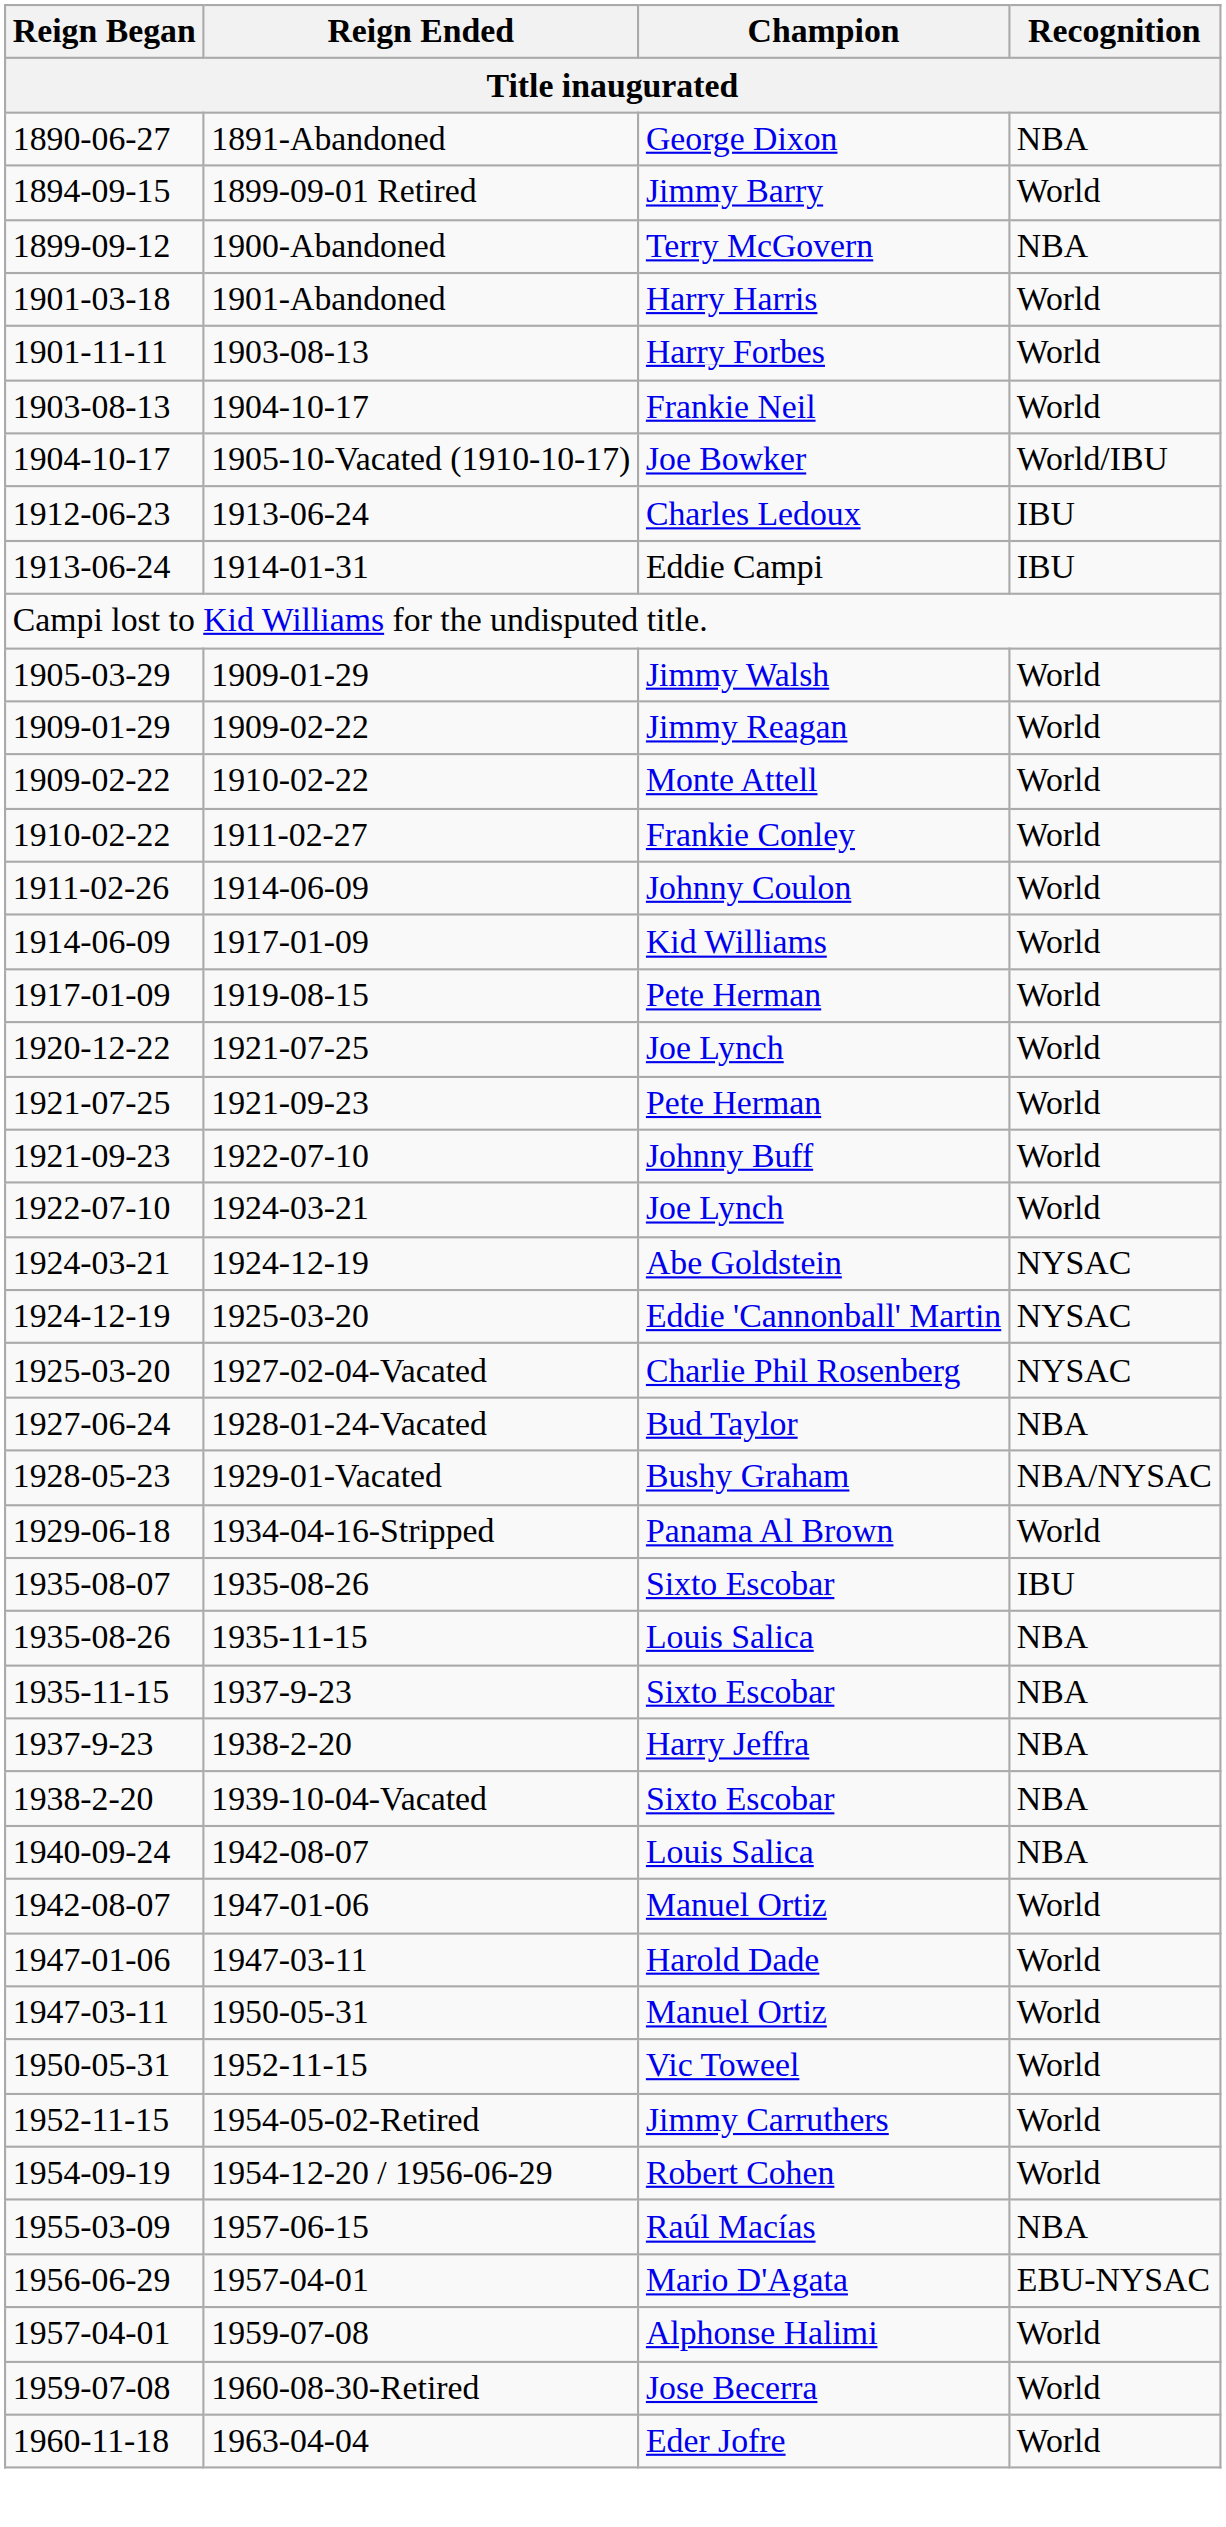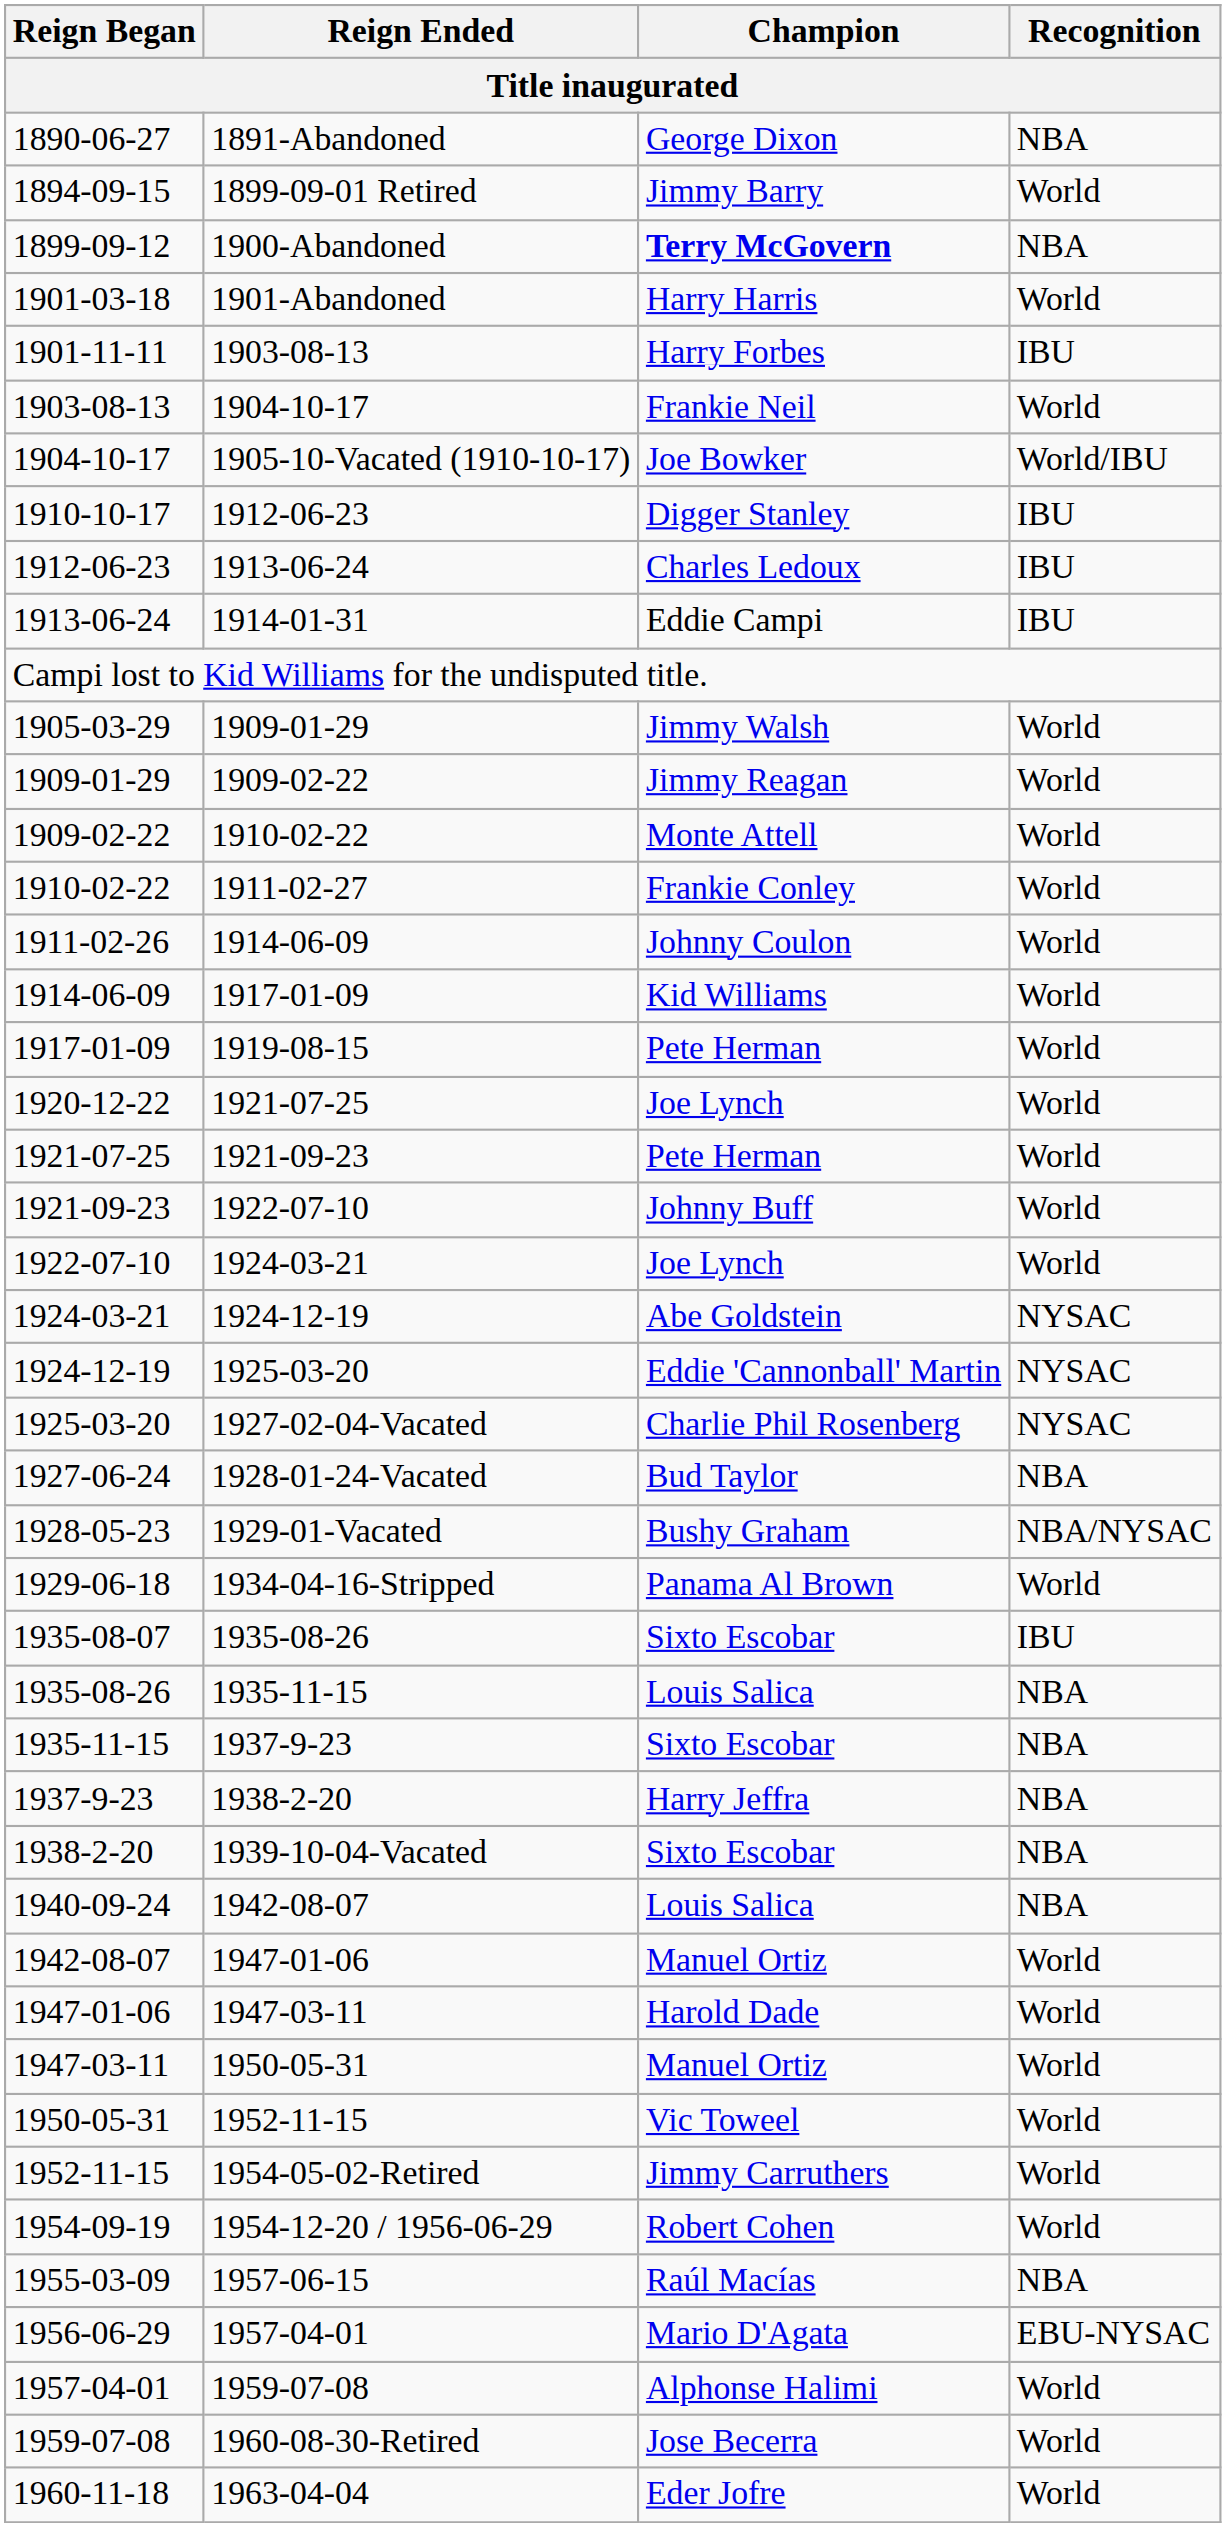(760, 245) normal -> (769, 245) bold
(1059, 352) World -> (1046, 352) IBU
+ row: (92, 513)
